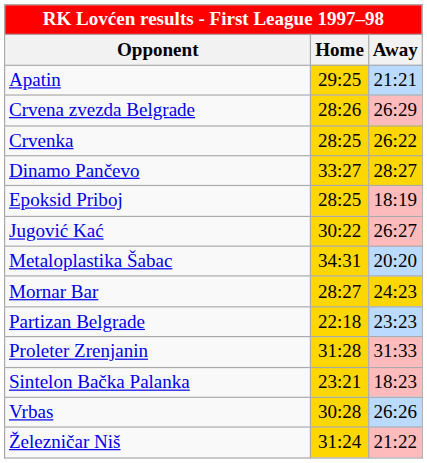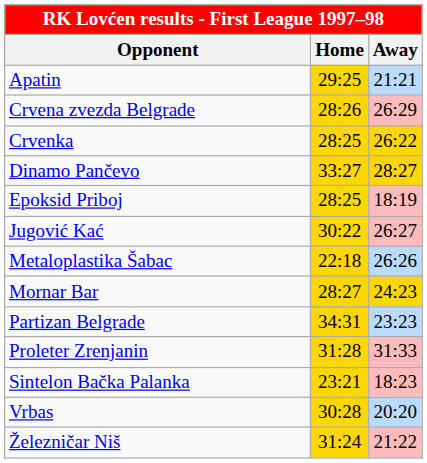(340, 261) 34:31 -> (340, 261) 22:18
(395, 261) 20:20 -> (395, 261) 26:26
(340, 321) 22:18 -> (340, 321) 34:31
(395, 412) 26:26 -> (395, 412) 20:20
